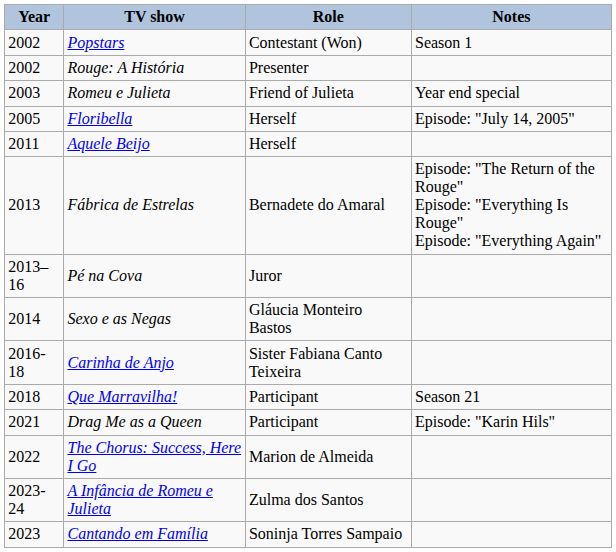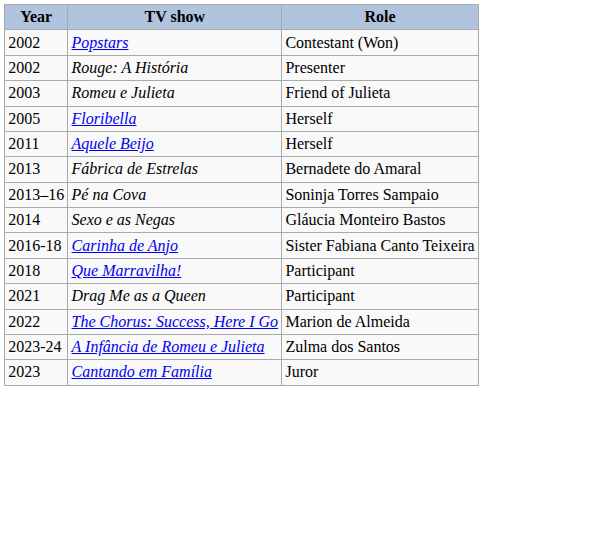- column: (511, 17)
(265, 275) Juror -> (362, 194) Soninja Torres Sampaio
(326, 534) Soninja Torres Sampaio -> (302, 372) Juror
